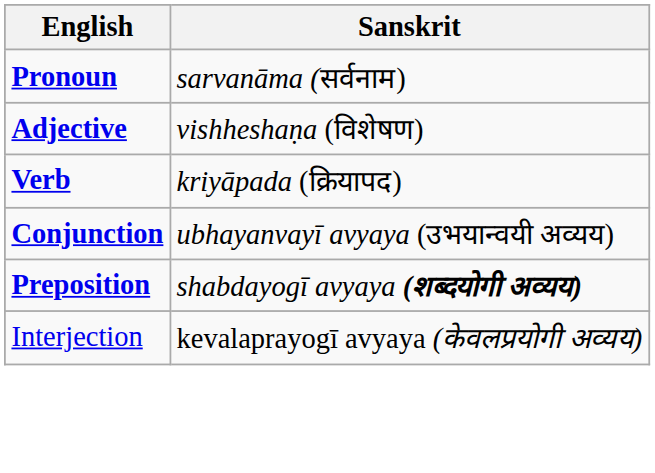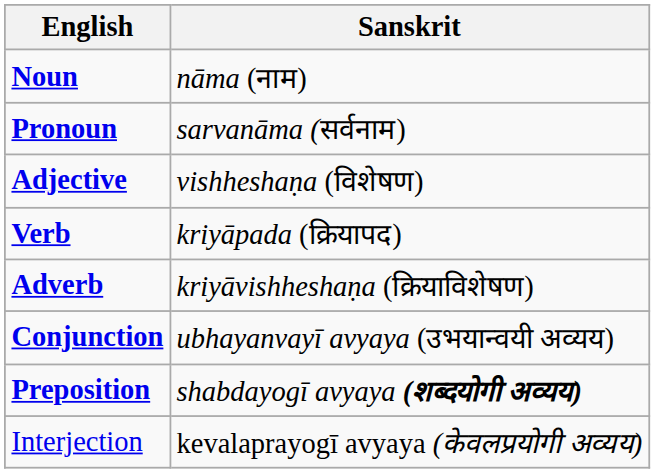+ row: (45, 75)
+ row: (57, 284)
